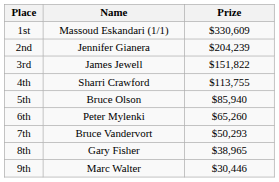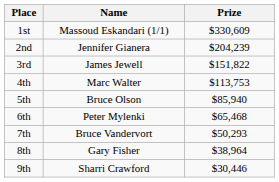(114, 82) Sharri Crawford -> (114, 82) Marc Walter
(229, 82) $113,755 -> (229, 82) $113,753
(229, 116) $65,260 -> (229, 116) $65,468
(229, 151) $38,965 -> (229, 151) $38,964
(114, 168) Marc Walter -> (114, 168) Sharri Crawford
